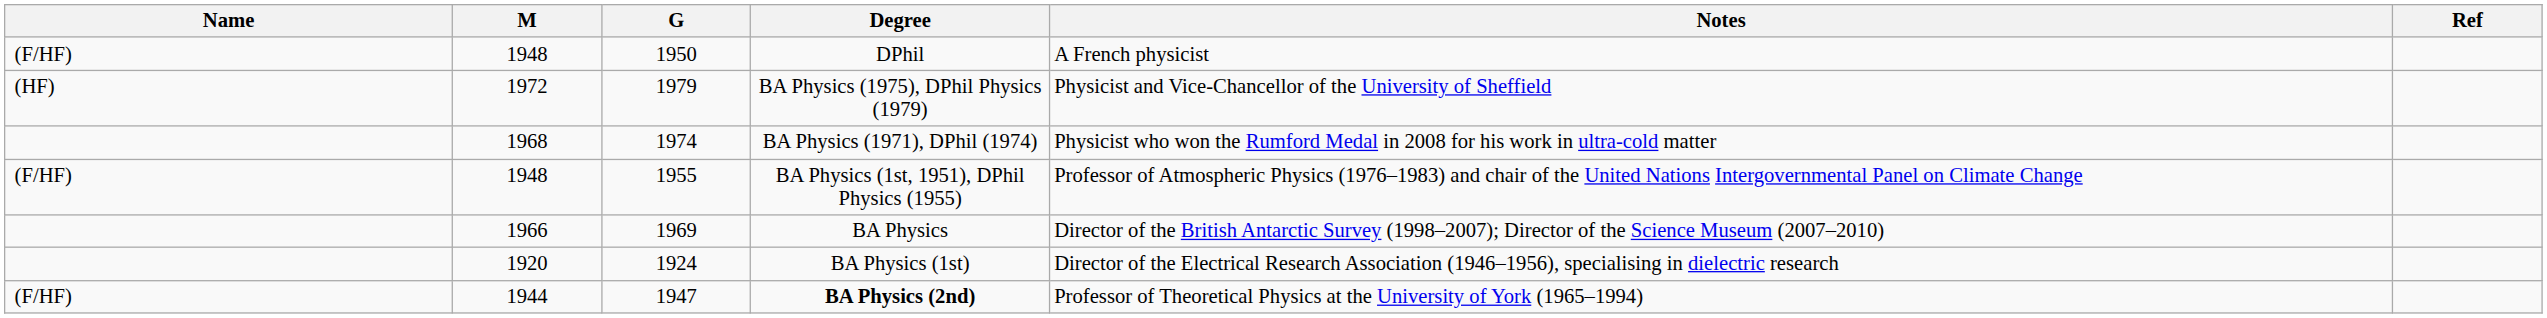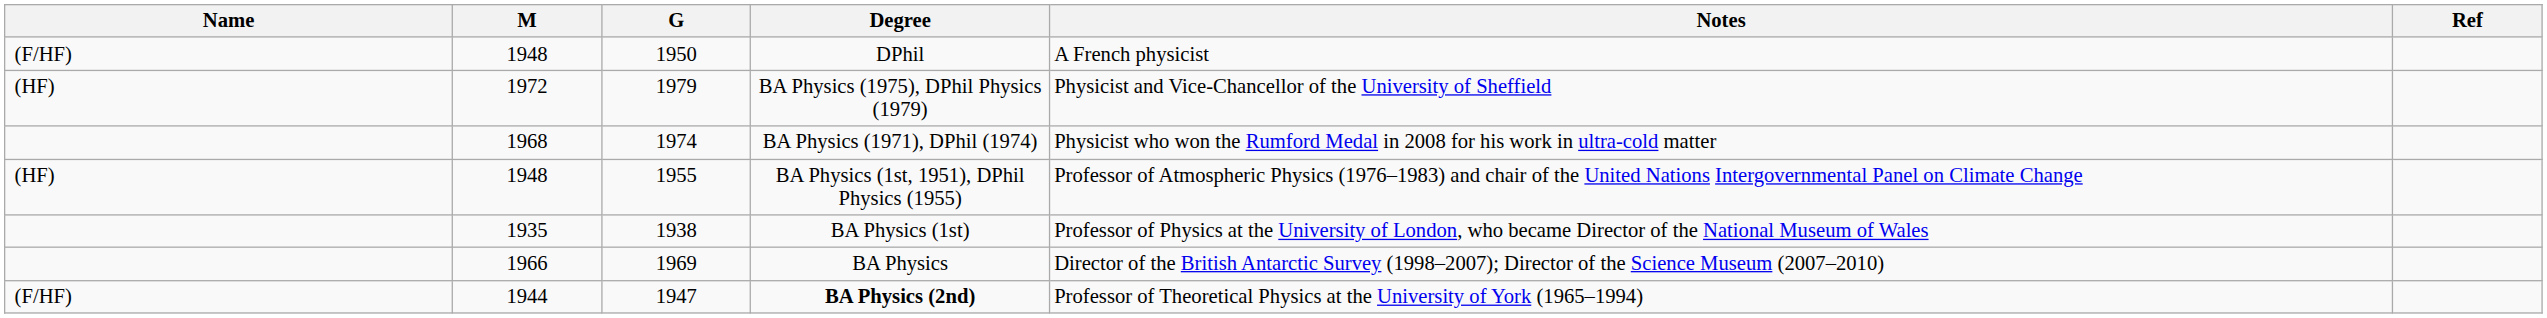(41, 175) (F/HF) -> (32, 175) (HF)
+ row: (676, 230)
- row: (676, 263)
